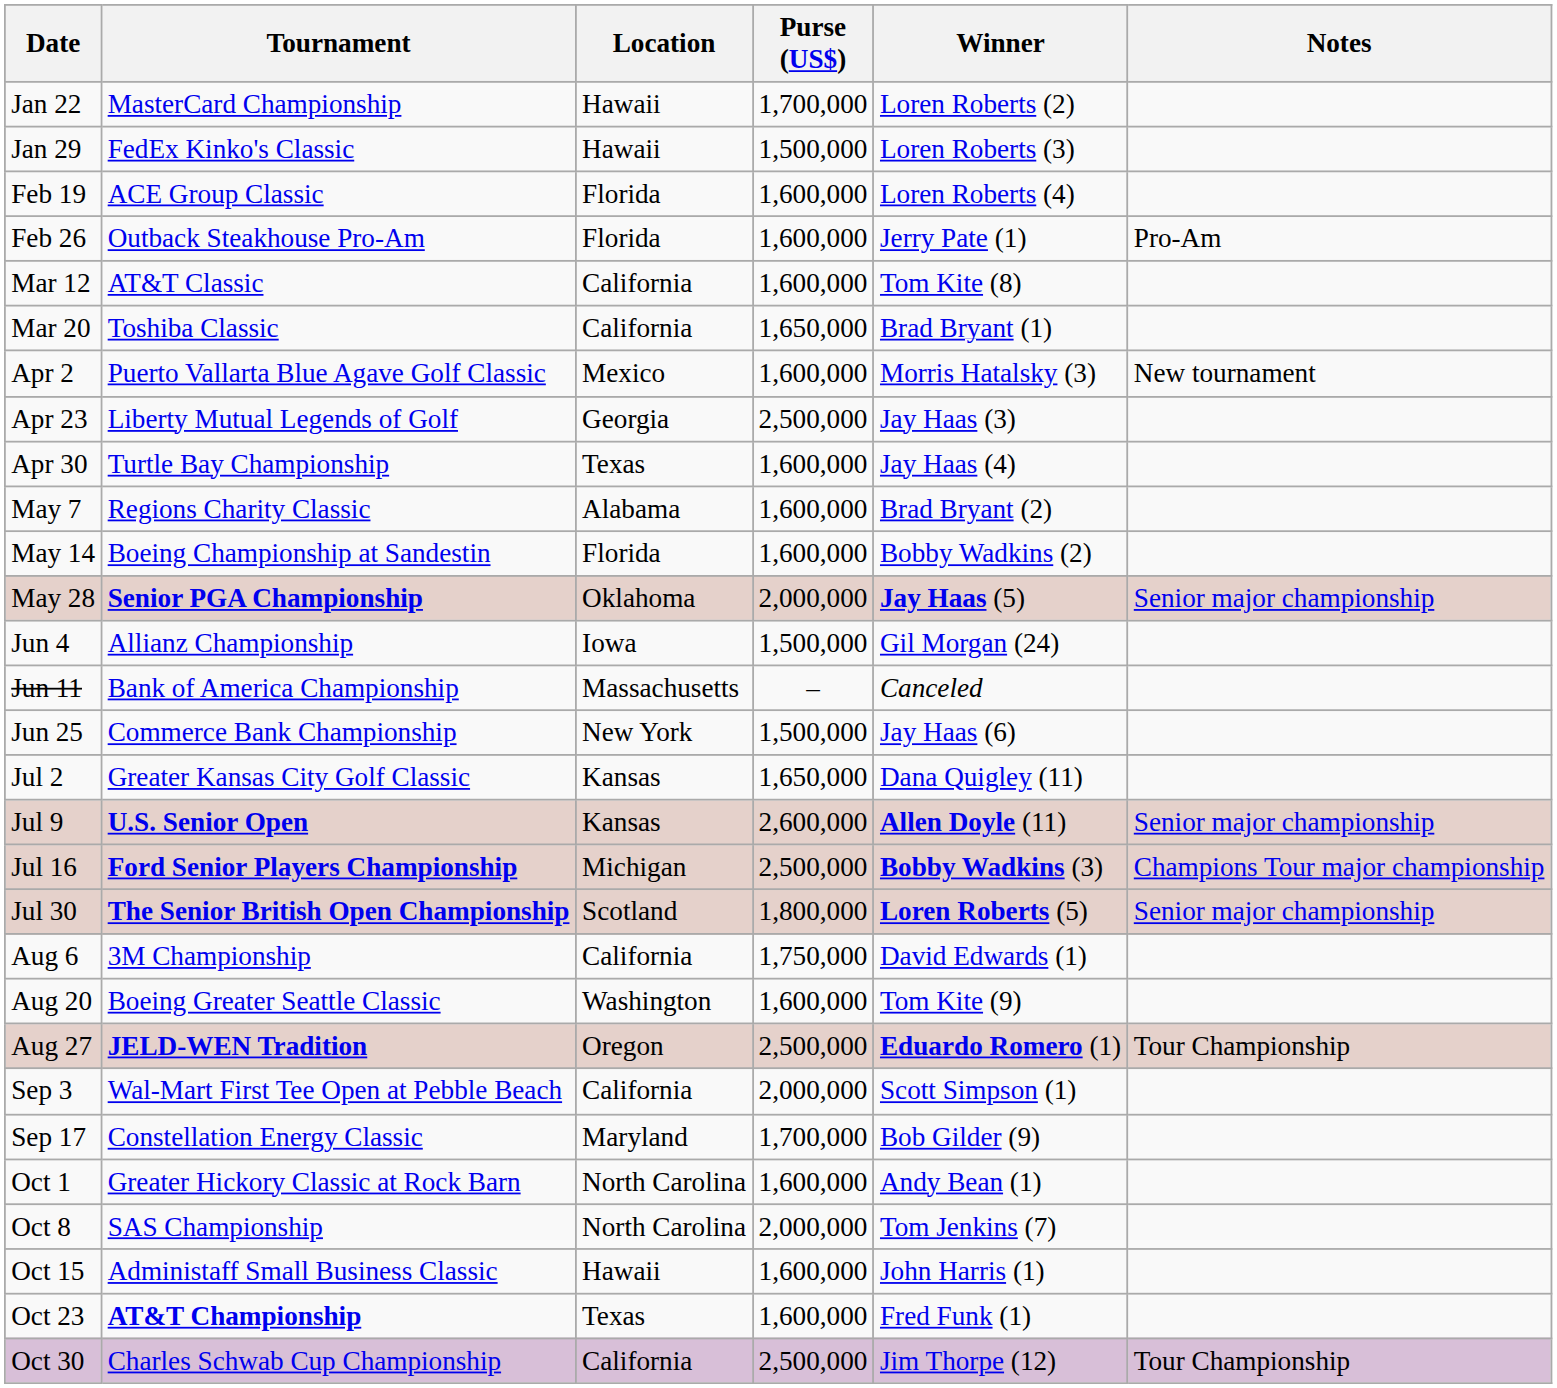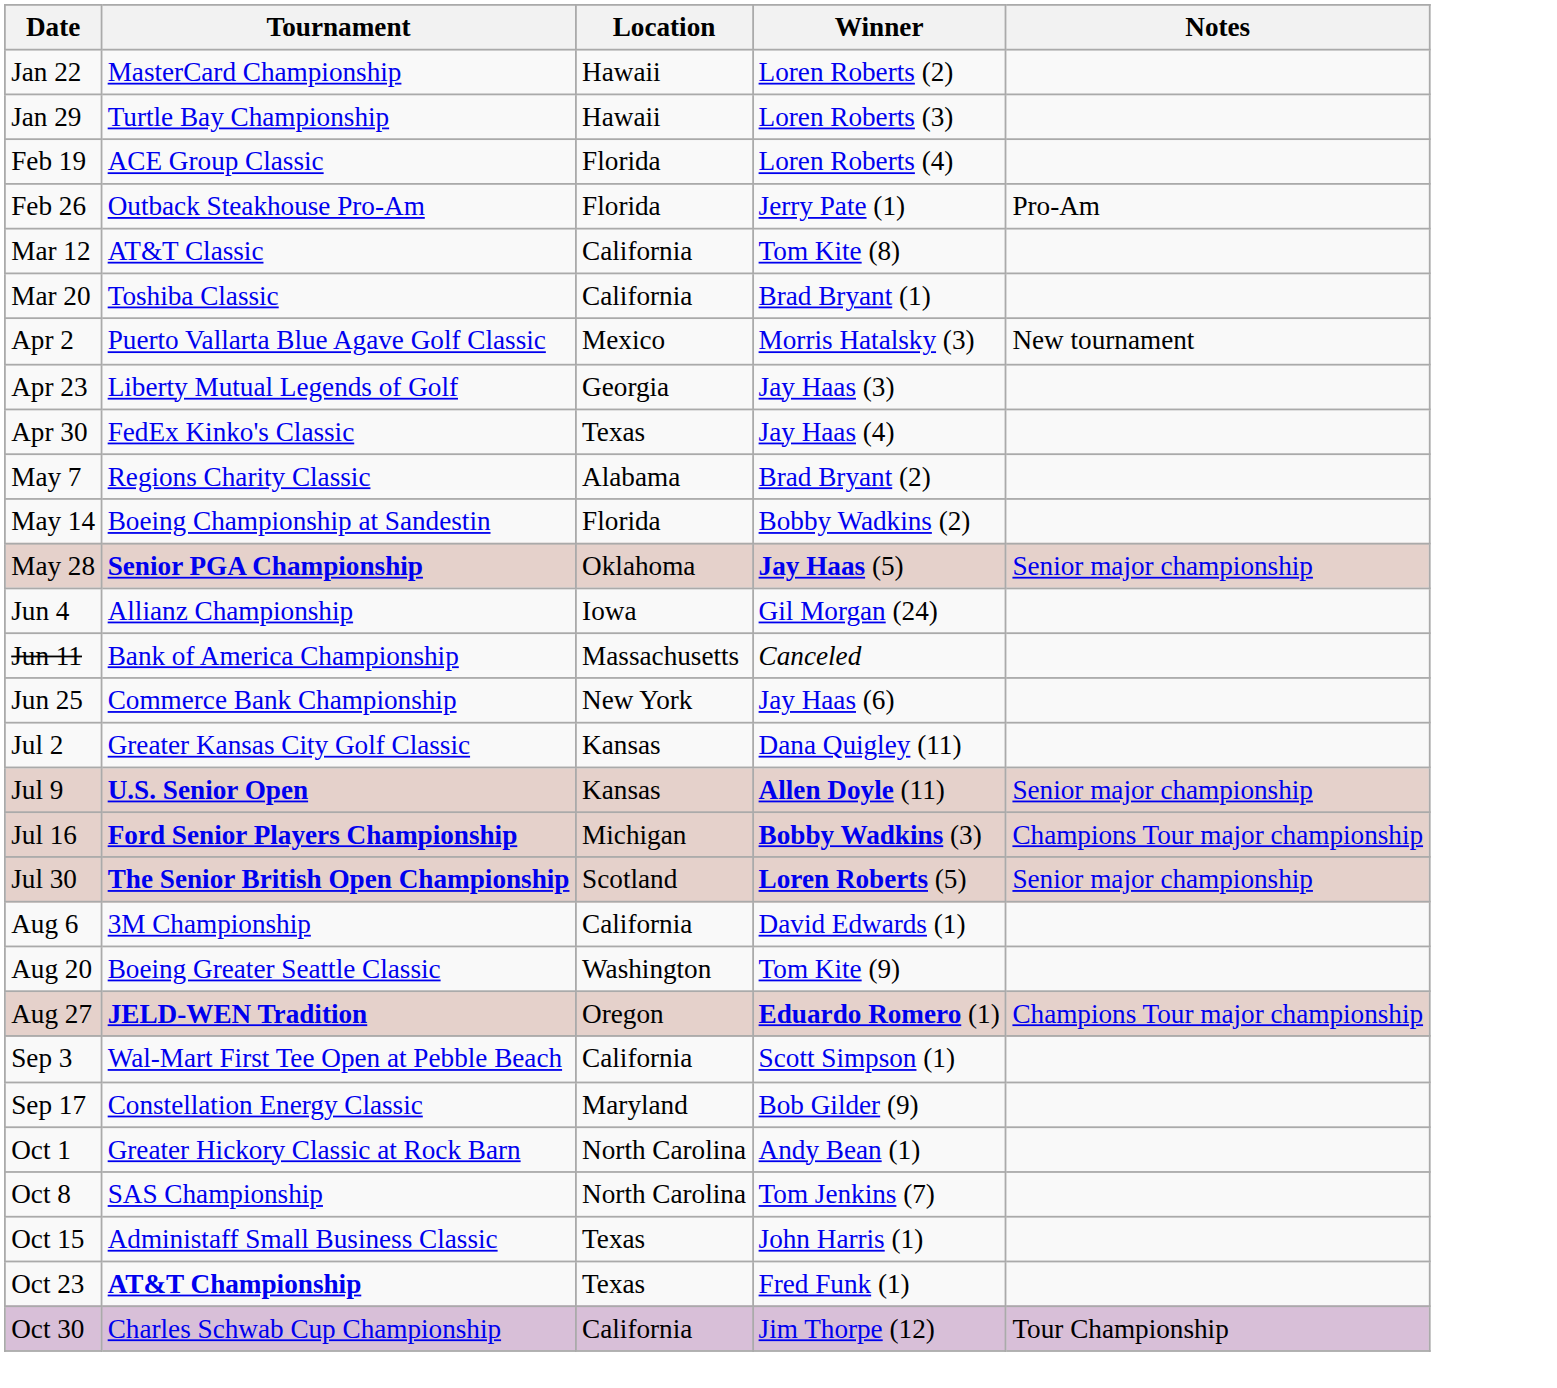- column: (813, 43)
(231, 149) FedEx Kinko's Classic -> (248, 116) Turtle Bay Championship
(248, 463) Turtle Bay Championship -> (231, 430) FedEx Kinko's Classic
(1242, 1046) Tour Championship -> (1218, 1014) Champions Tour major championship
(621, 1270) Hawaii -> (614, 1238) Texas
